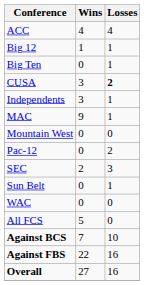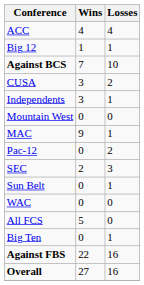rows swapped: (24, 64) <-> (37, 237)
(110, 82) bold -> (110, 82) normal
rows swapped: (19, 116) <-> (40, 133)
